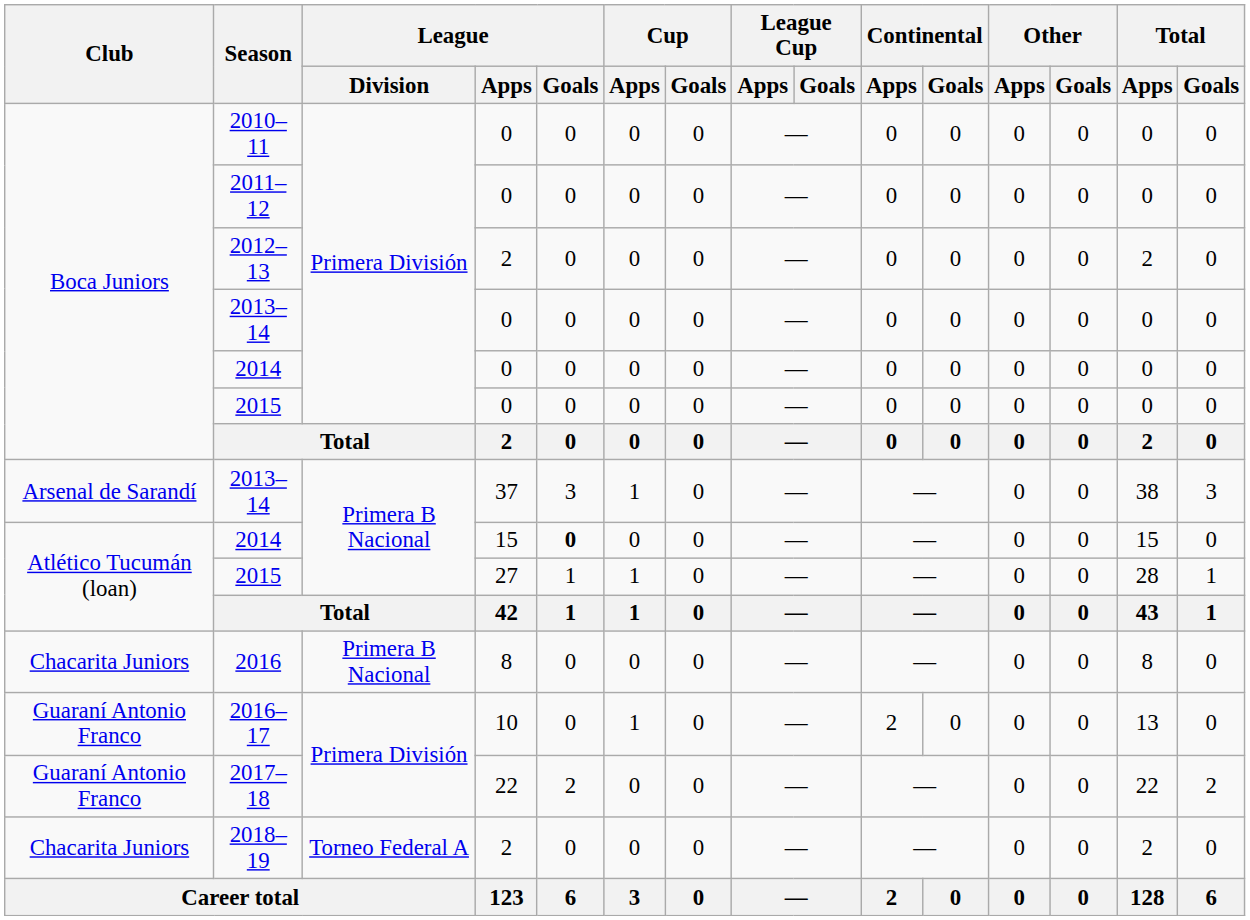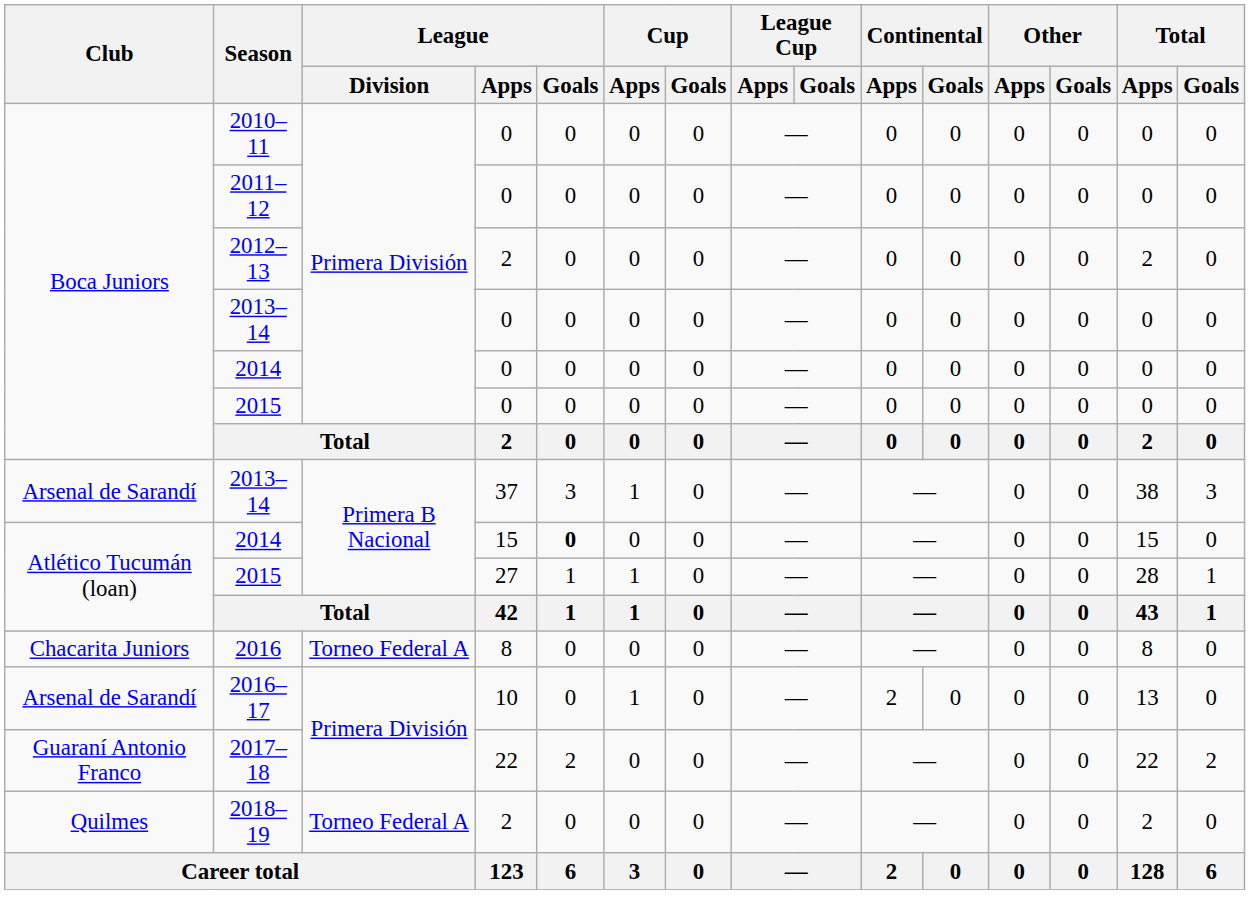(389, 661) Primera B Nacional -> (389, 648) Torneo Federal A
(109, 723) Guaraní Antonio Franco -> (109, 697) Arsenal de Sarandí
(109, 847) Chacarita Juniors -> (109, 822) Quilmes
